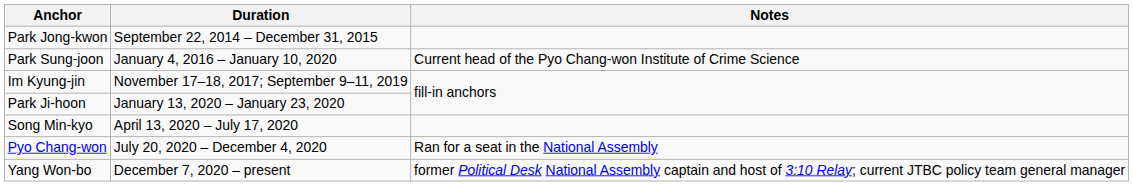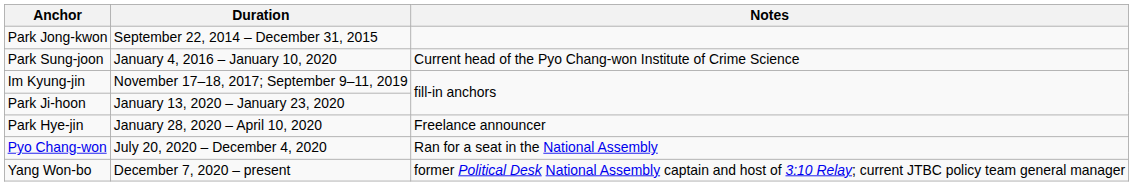+ row: (46, 125)
- row: (50, 125)
